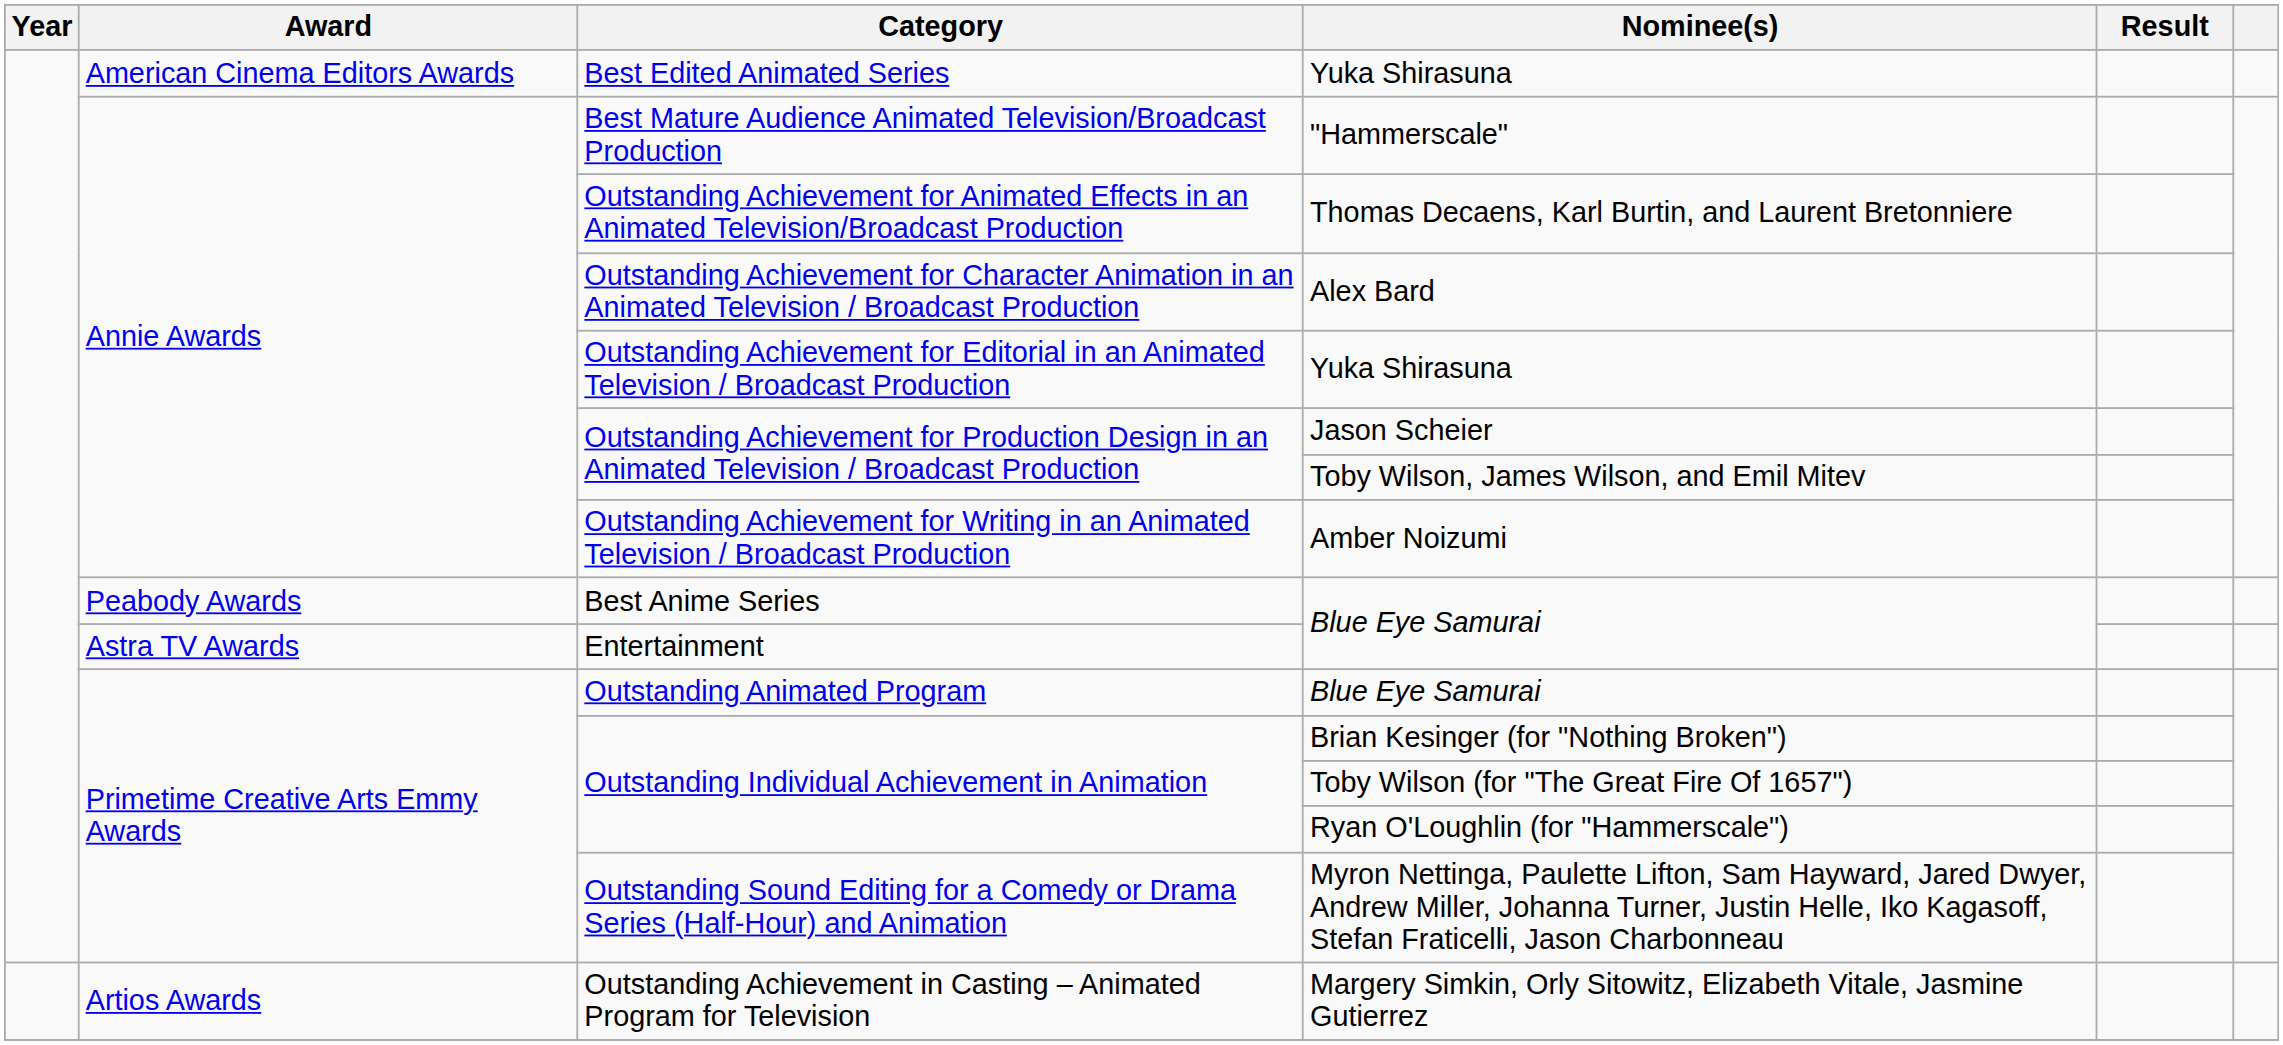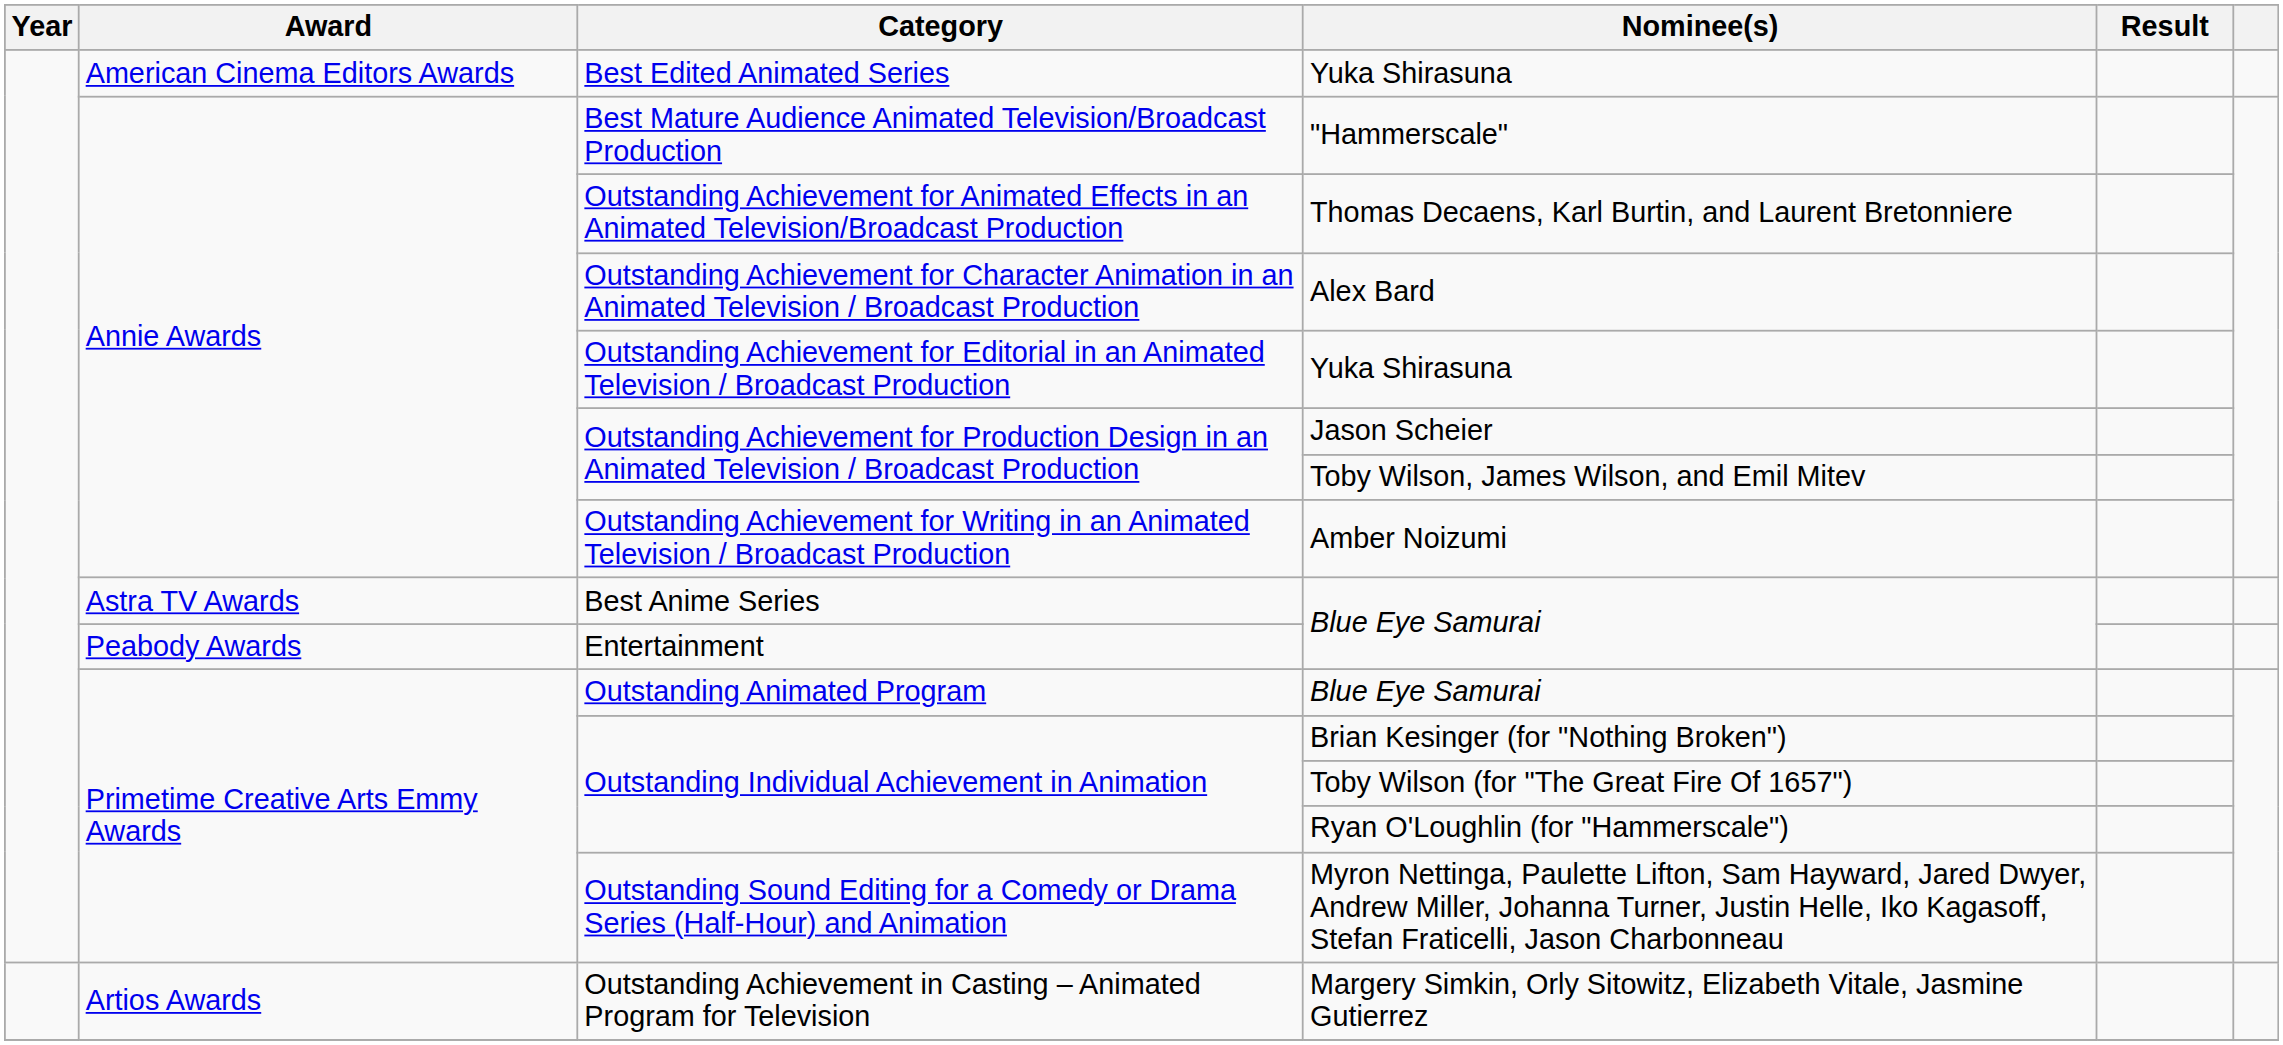(193, 600) Peabody Awards -> (192, 600) Astra TV Awards
(192, 646) Astra TV Awards -> (193, 646) Peabody Awards
